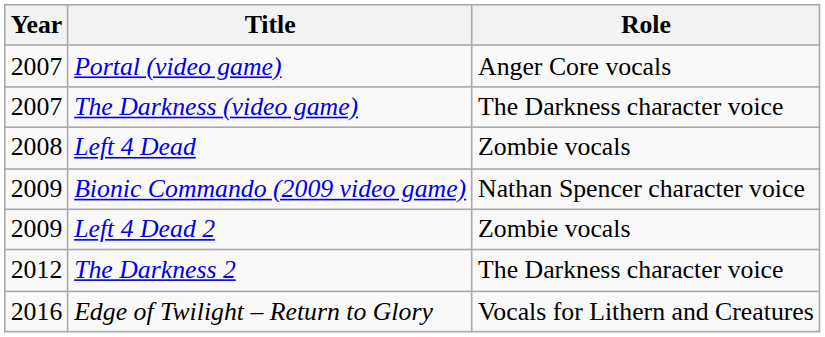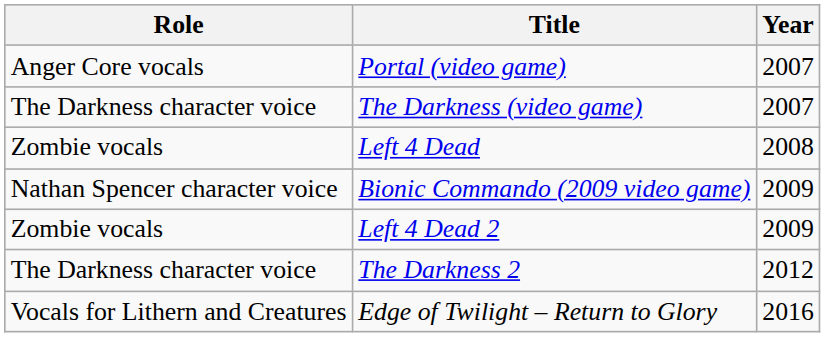columns swapped: (36, 24) <-> (646, 24)
